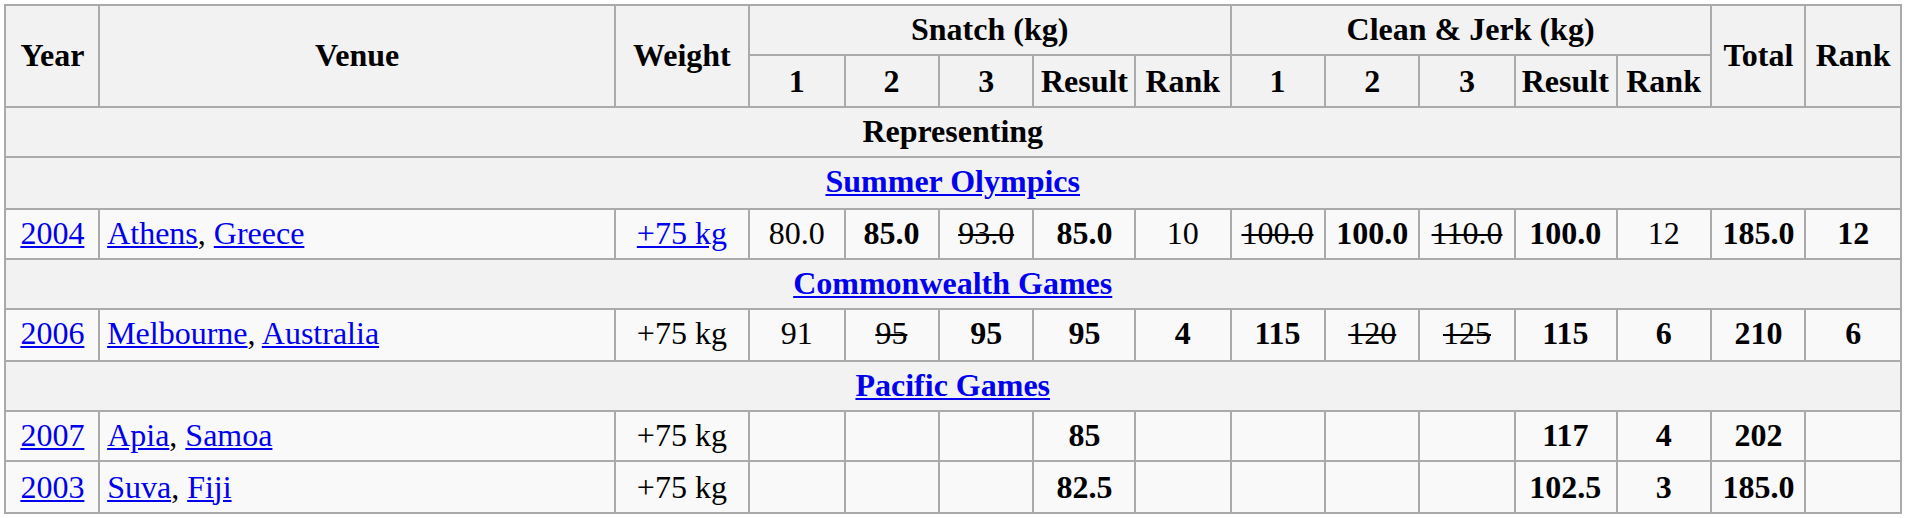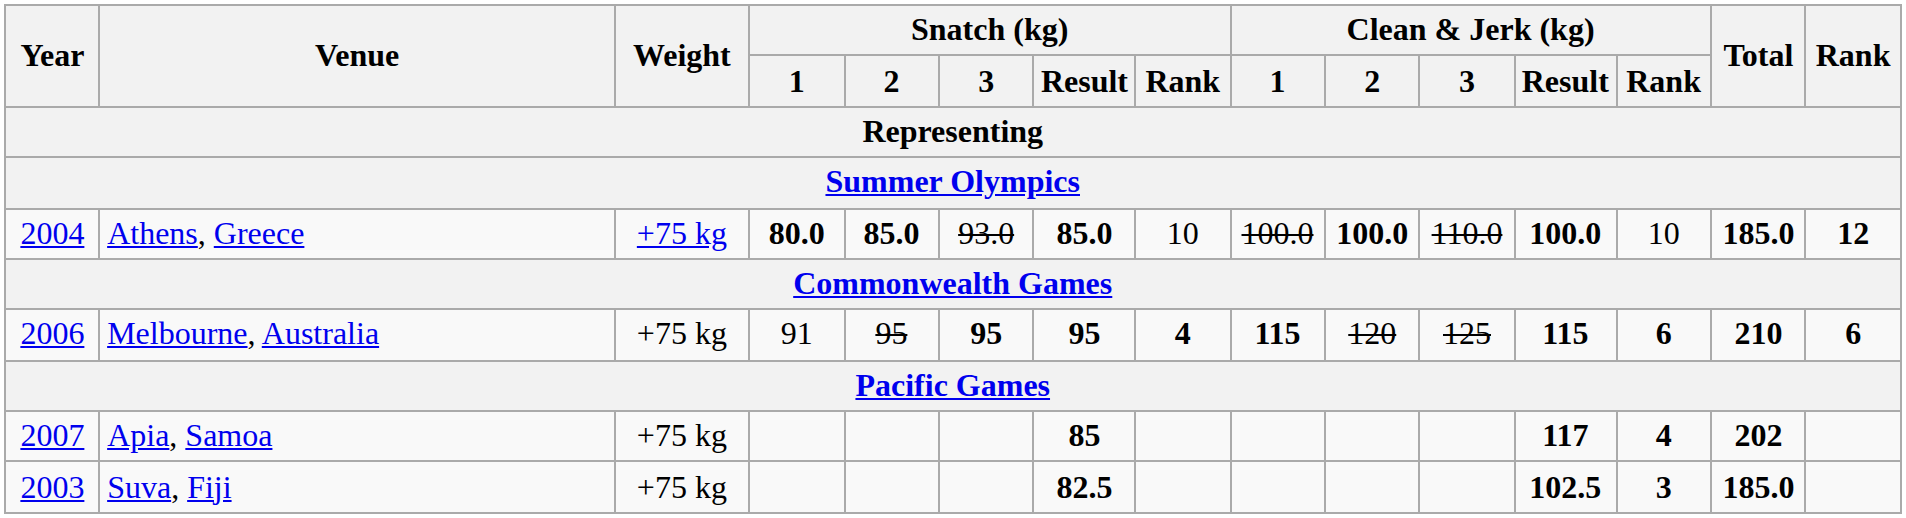(797, 232) normal -> (797, 232) bold
(1664, 232) 12 -> (1664, 232) 10
